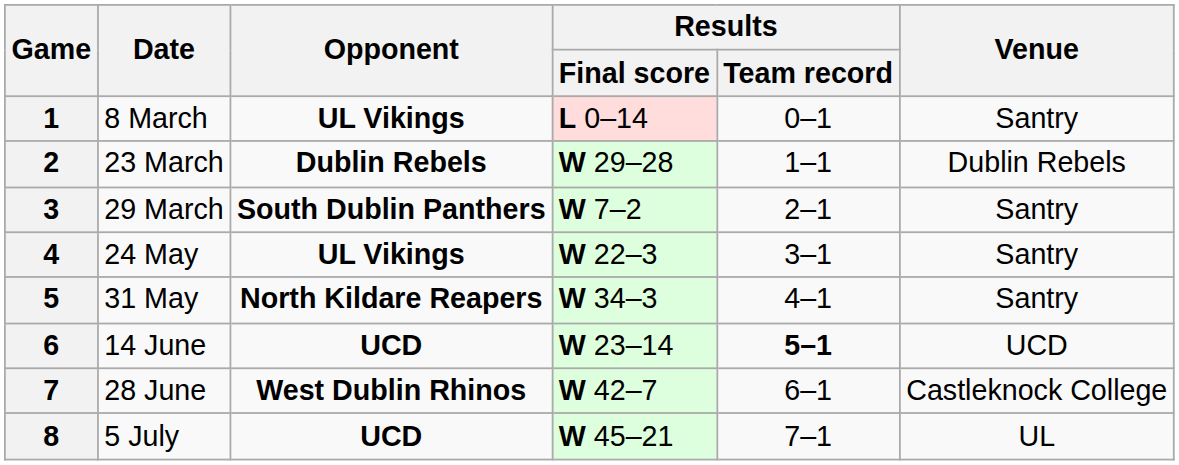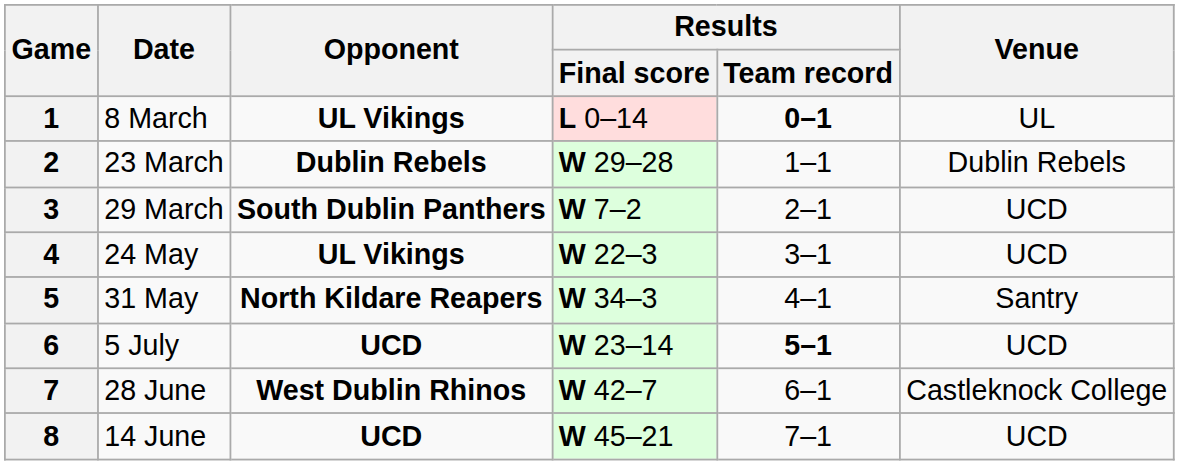(808, 118) normal -> (808, 118) bold
(1037, 118) Santry -> (1037, 118) UL
(1037, 208) Santry -> (1037, 208) UCD
(1037, 254) Santry -> (1037, 254) UCD
(155, 345) 14 June -> (142, 345) 5 July
(142, 436) 5 July -> (155, 436) 14 June
(1037, 436) UL -> (1037, 436) UCD
